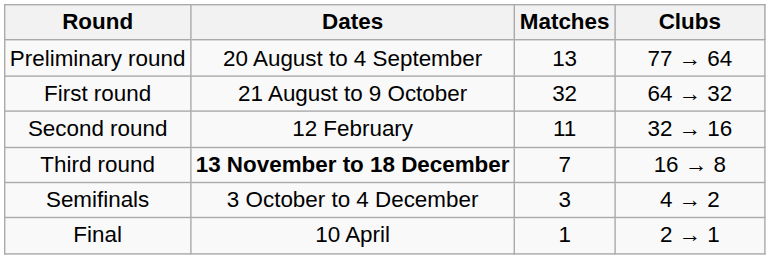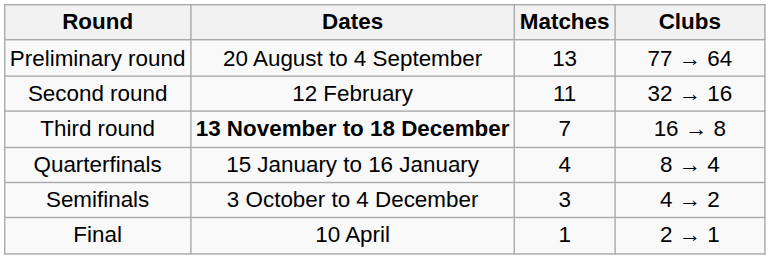- row: (98, 93)
+ row: (98, 164)
